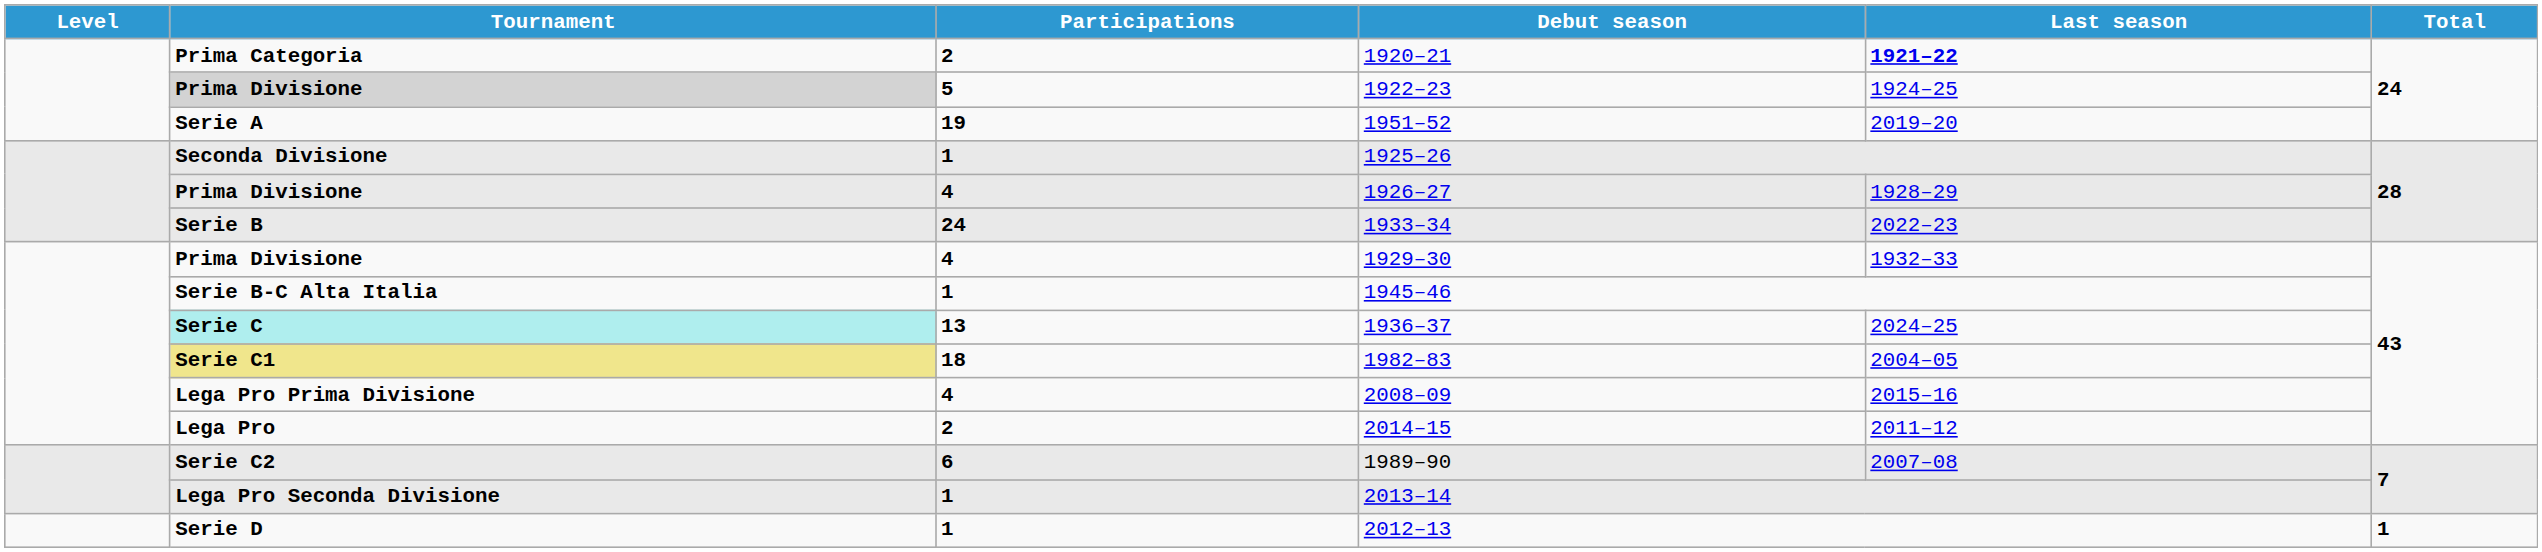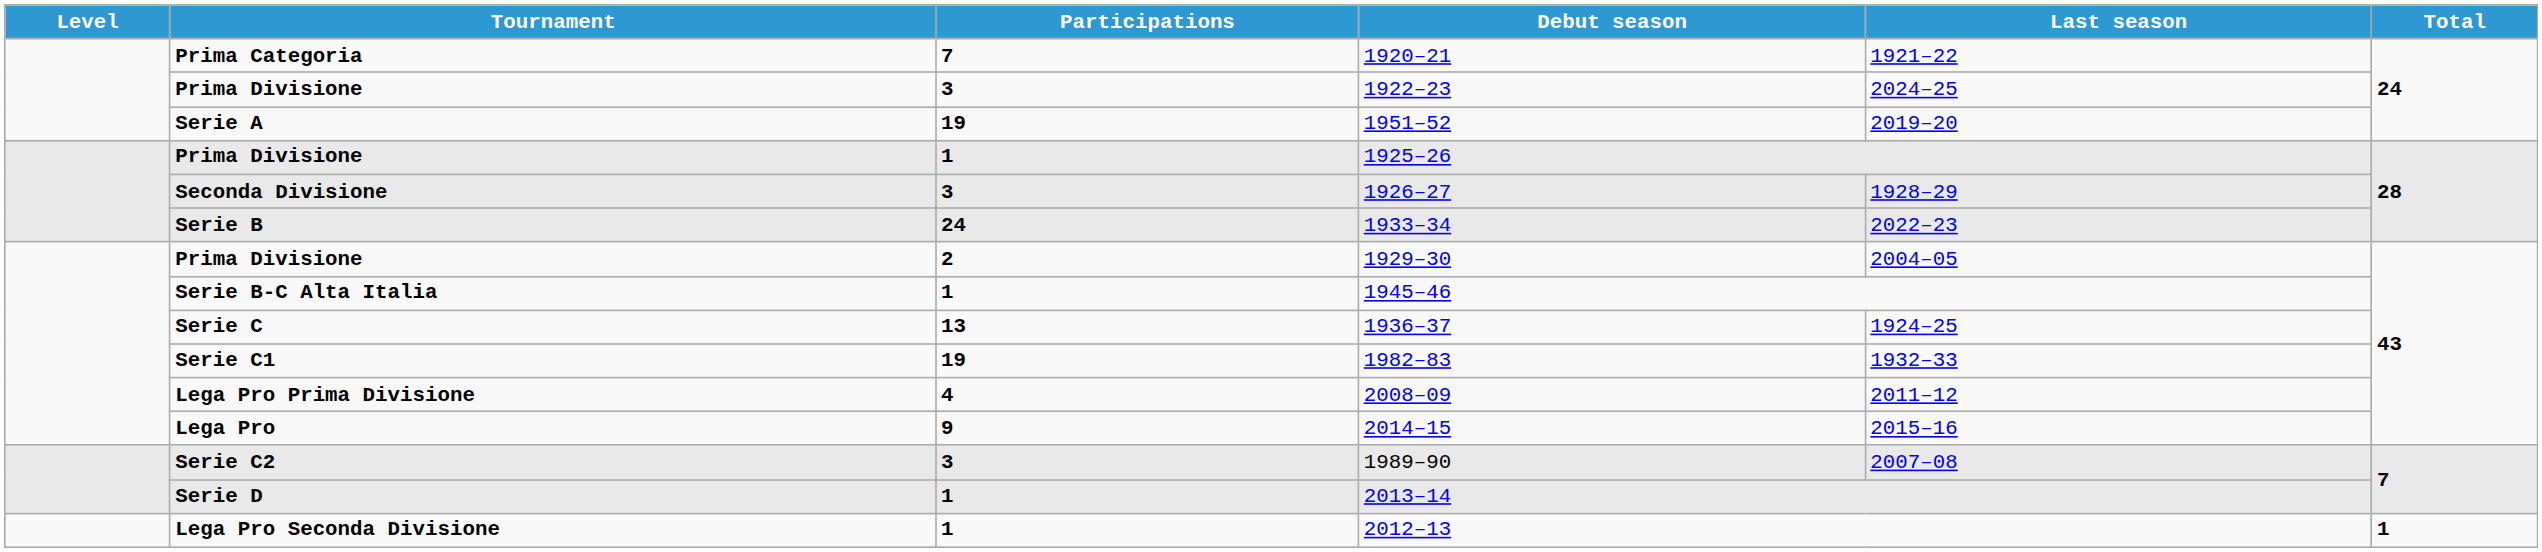(947, 56) 2 -> (947, 56) 7
(1914, 56) bold -> (1914, 56) normal
(269, 90) lightgrey background -> (269, 90) no background
(947, 90) 5 -> (947, 90) 3
(1914, 90) 1924–25 -> (1914, 90) 2024–25
(281, 157) Seconda Divisione -> (269, 157) Prima Divisione
(269, 191) Prima Divisione -> (281, 191) Seconda Divisione
(947, 191) 4 -> (947, 191) 3
(947, 259) 4 -> (947, 259) 2
(1914, 259) 1932–33 -> (1914, 259) 2004–05
(219, 327) paleturquoise background -> (219, 327) no background
(1914, 327) 2024–25 -> (1914, 327) 1924–25
(225, 361) khaki background -> (225, 361) no background
(954, 361) 18 -> (954, 361) 19
(1914, 361) 2004–05 -> (1914, 361) 1932–33
(1914, 395) 2015–16 -> (1914, 395) 2011–12
(947, 429) 2 -> (947, 429) 9
(1914, 429) 2011–12 -> (1914, 429) 2015–16
(947, 462) 6 -> (947, 462) 3
(338, 496) Lega Pro Seconda Divisione -> (219, 496) Serie D
(219, 530) Serie D -> (338, 530) Lega Pro Seconda Divisione
